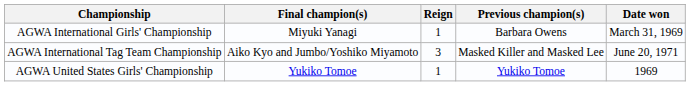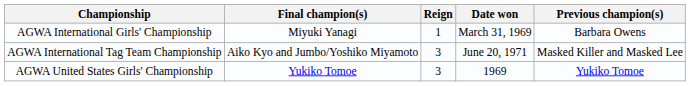columns swapped: (646, 13) <-> (531, 13)
(438, 70) 1 -> (438, 70) 3
